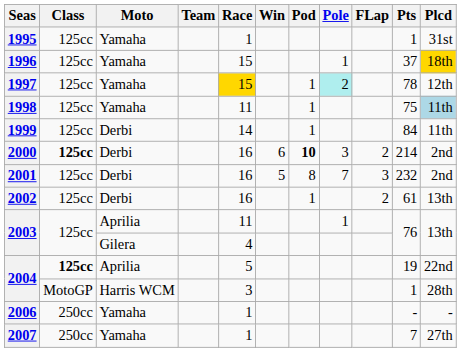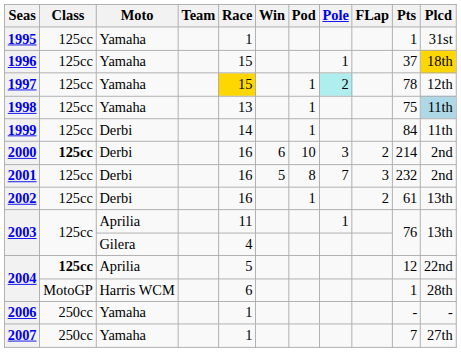(245, 107) 11 -> (245, 107) 13
(309, 152) bold -> (309, 152) normal
(410, 267) 19 -> (410, 267) 12
(249, 289) 3 -> (249, 289) 6
